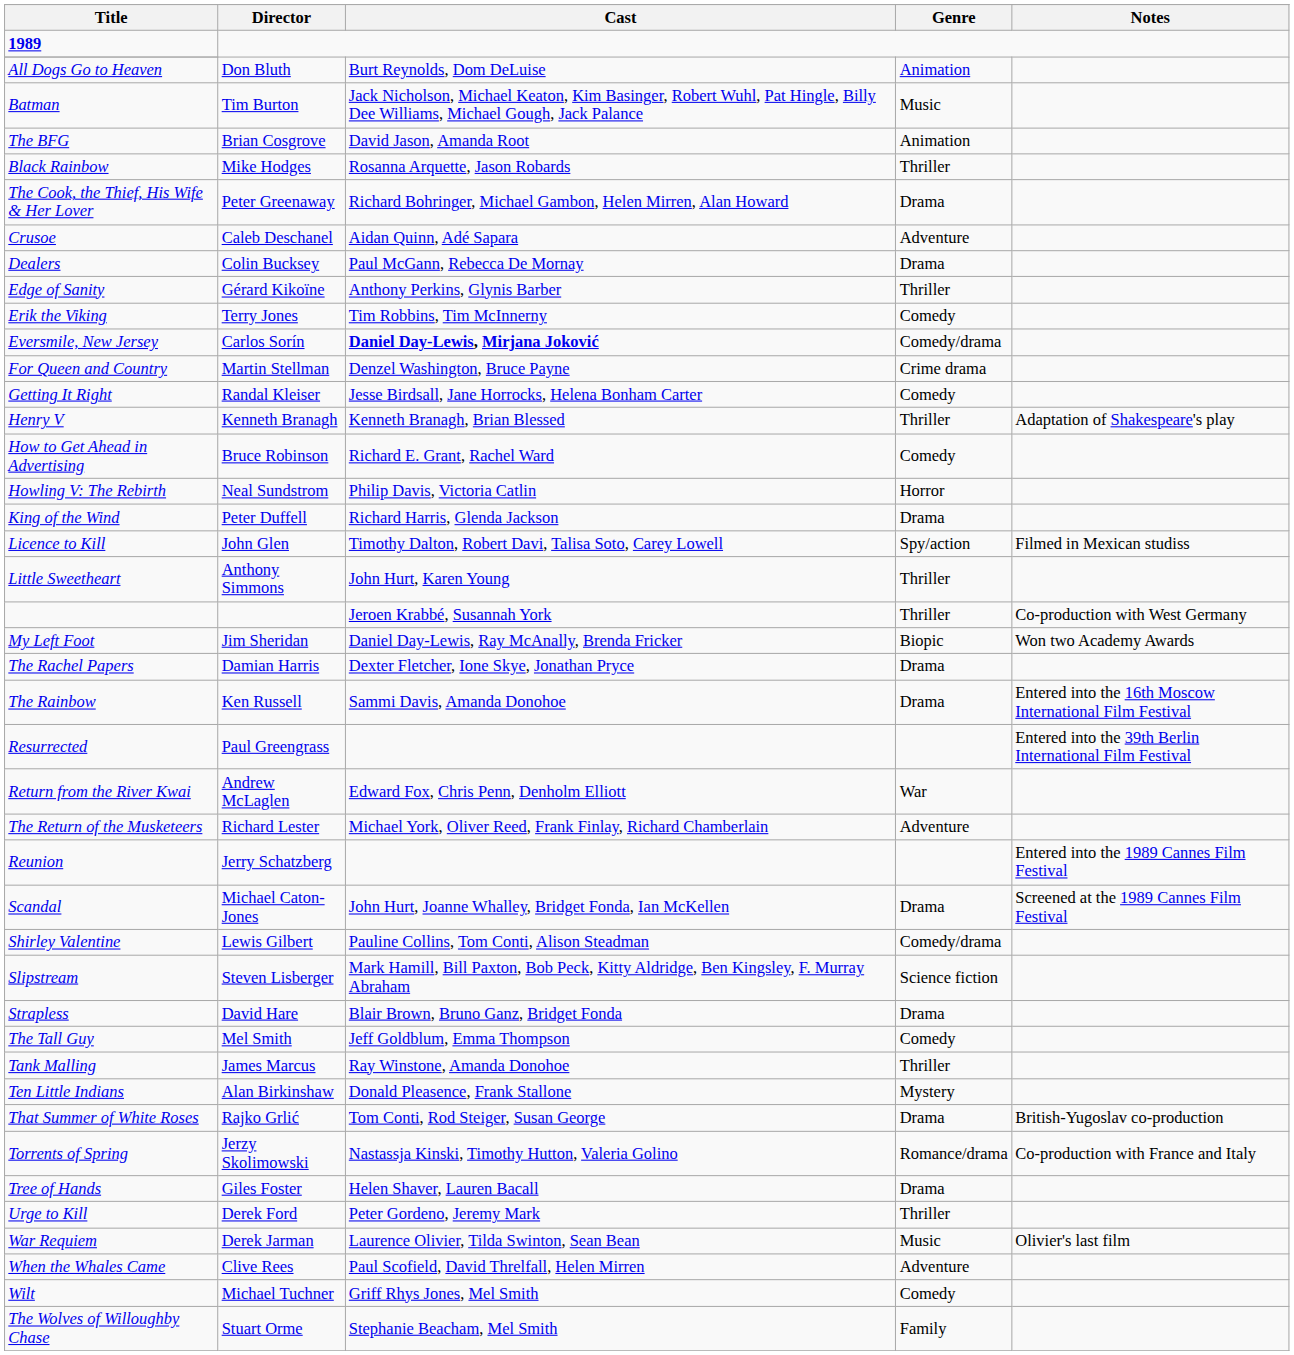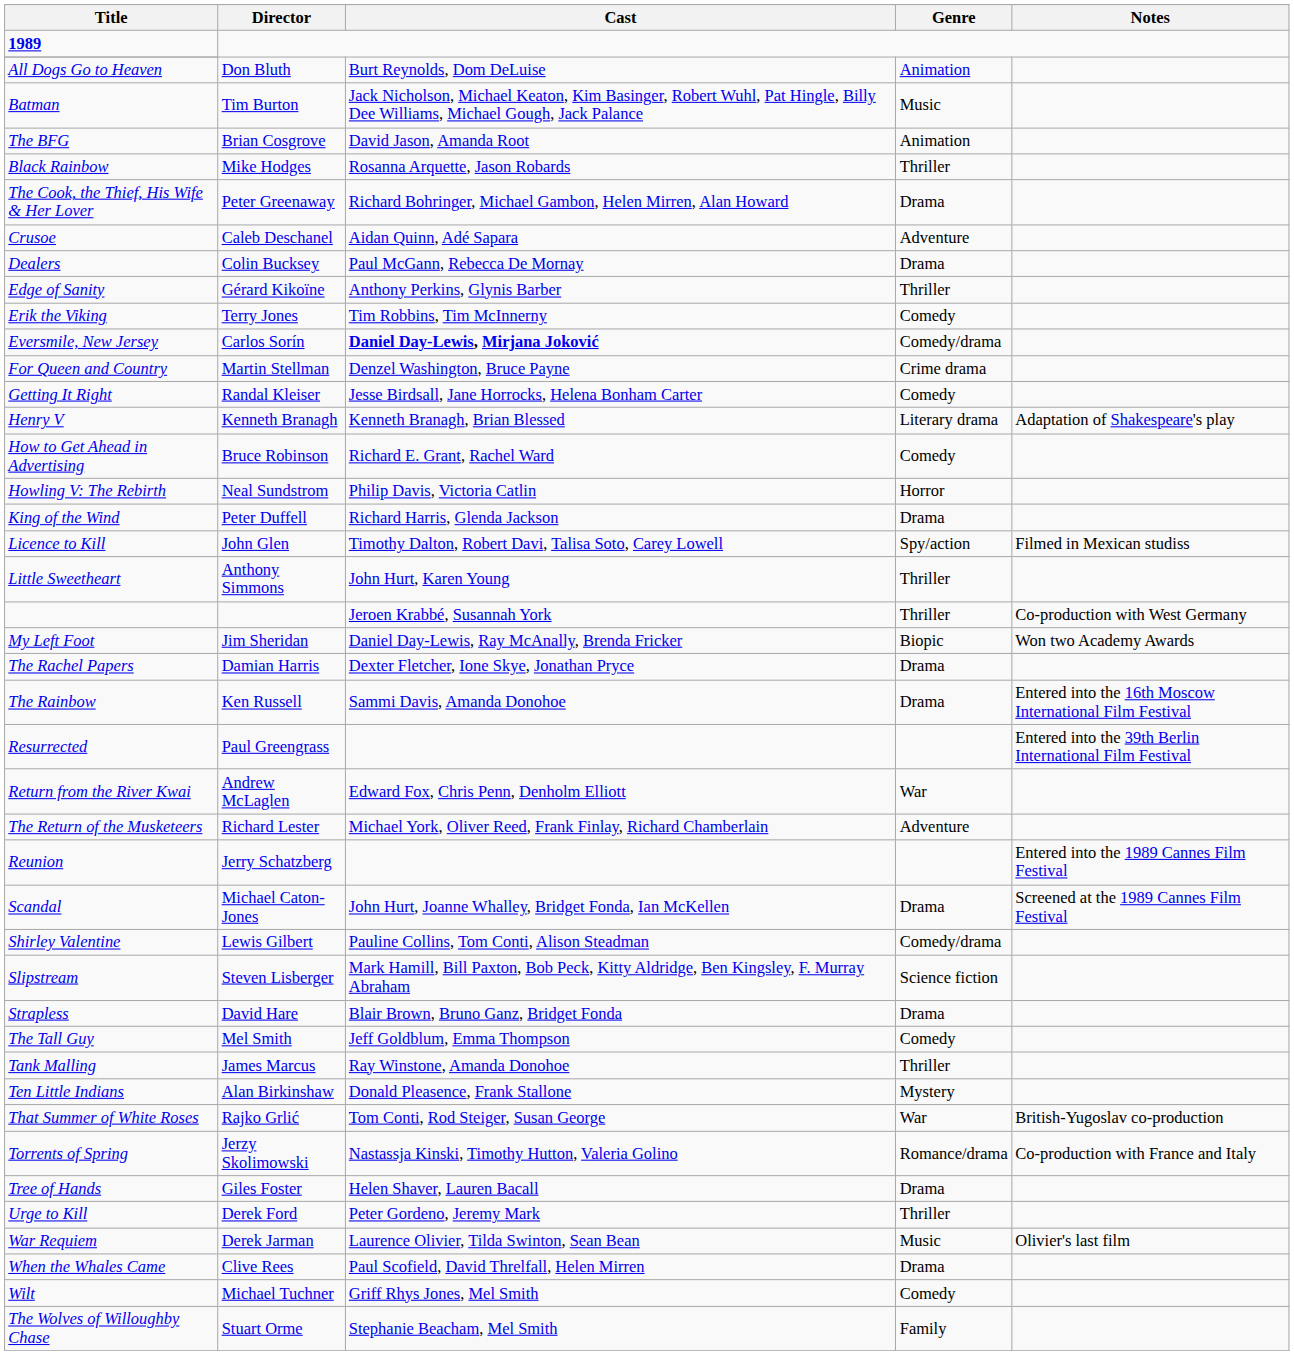(925, 420) Thriller -> (949, 420) Literary drama
(922, 1117) Drama -> (913, 1117) War
(934, 1266) Adventure -> (922, 1266) Drama
